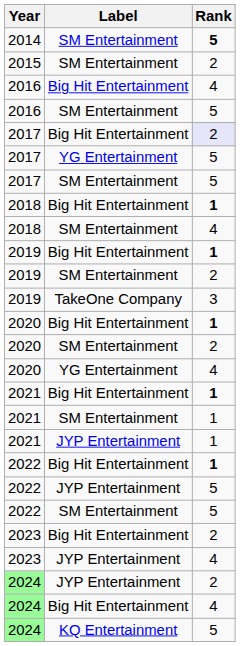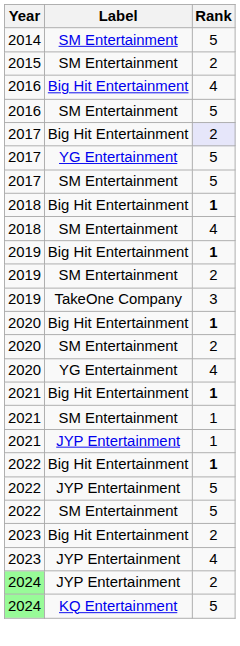(214, 39) bold -> (214, 39) normal
- row: (24, 606)
